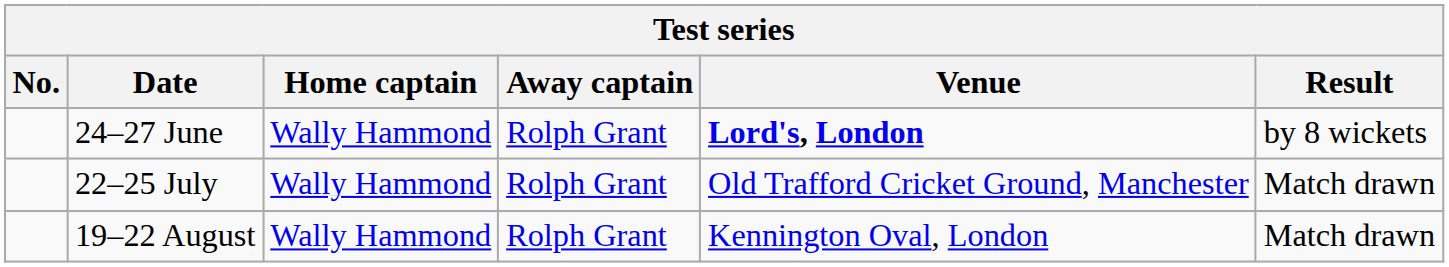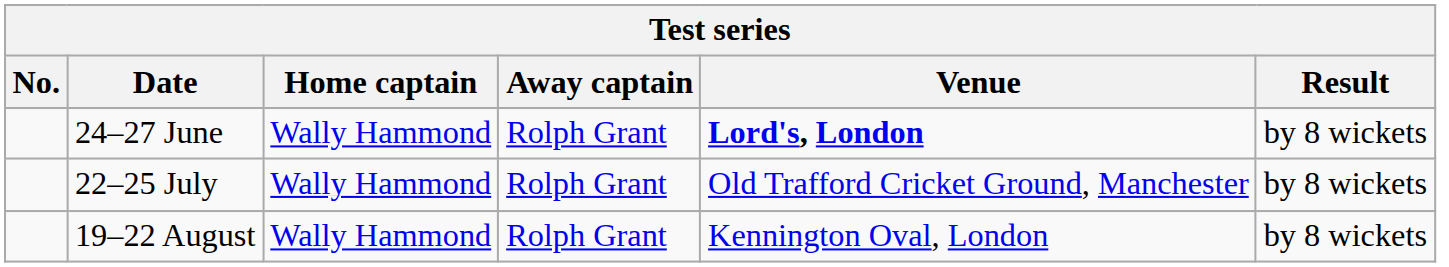(1349, 183) Match drawn -> (1345, 183) by 8 wickets
(1349, 235) Match drawn -> (1345, 235) by 8 wickets
